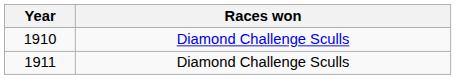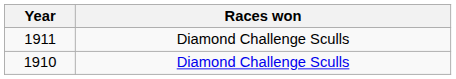rows swapped: (40, 39) <-> (40, 62)
